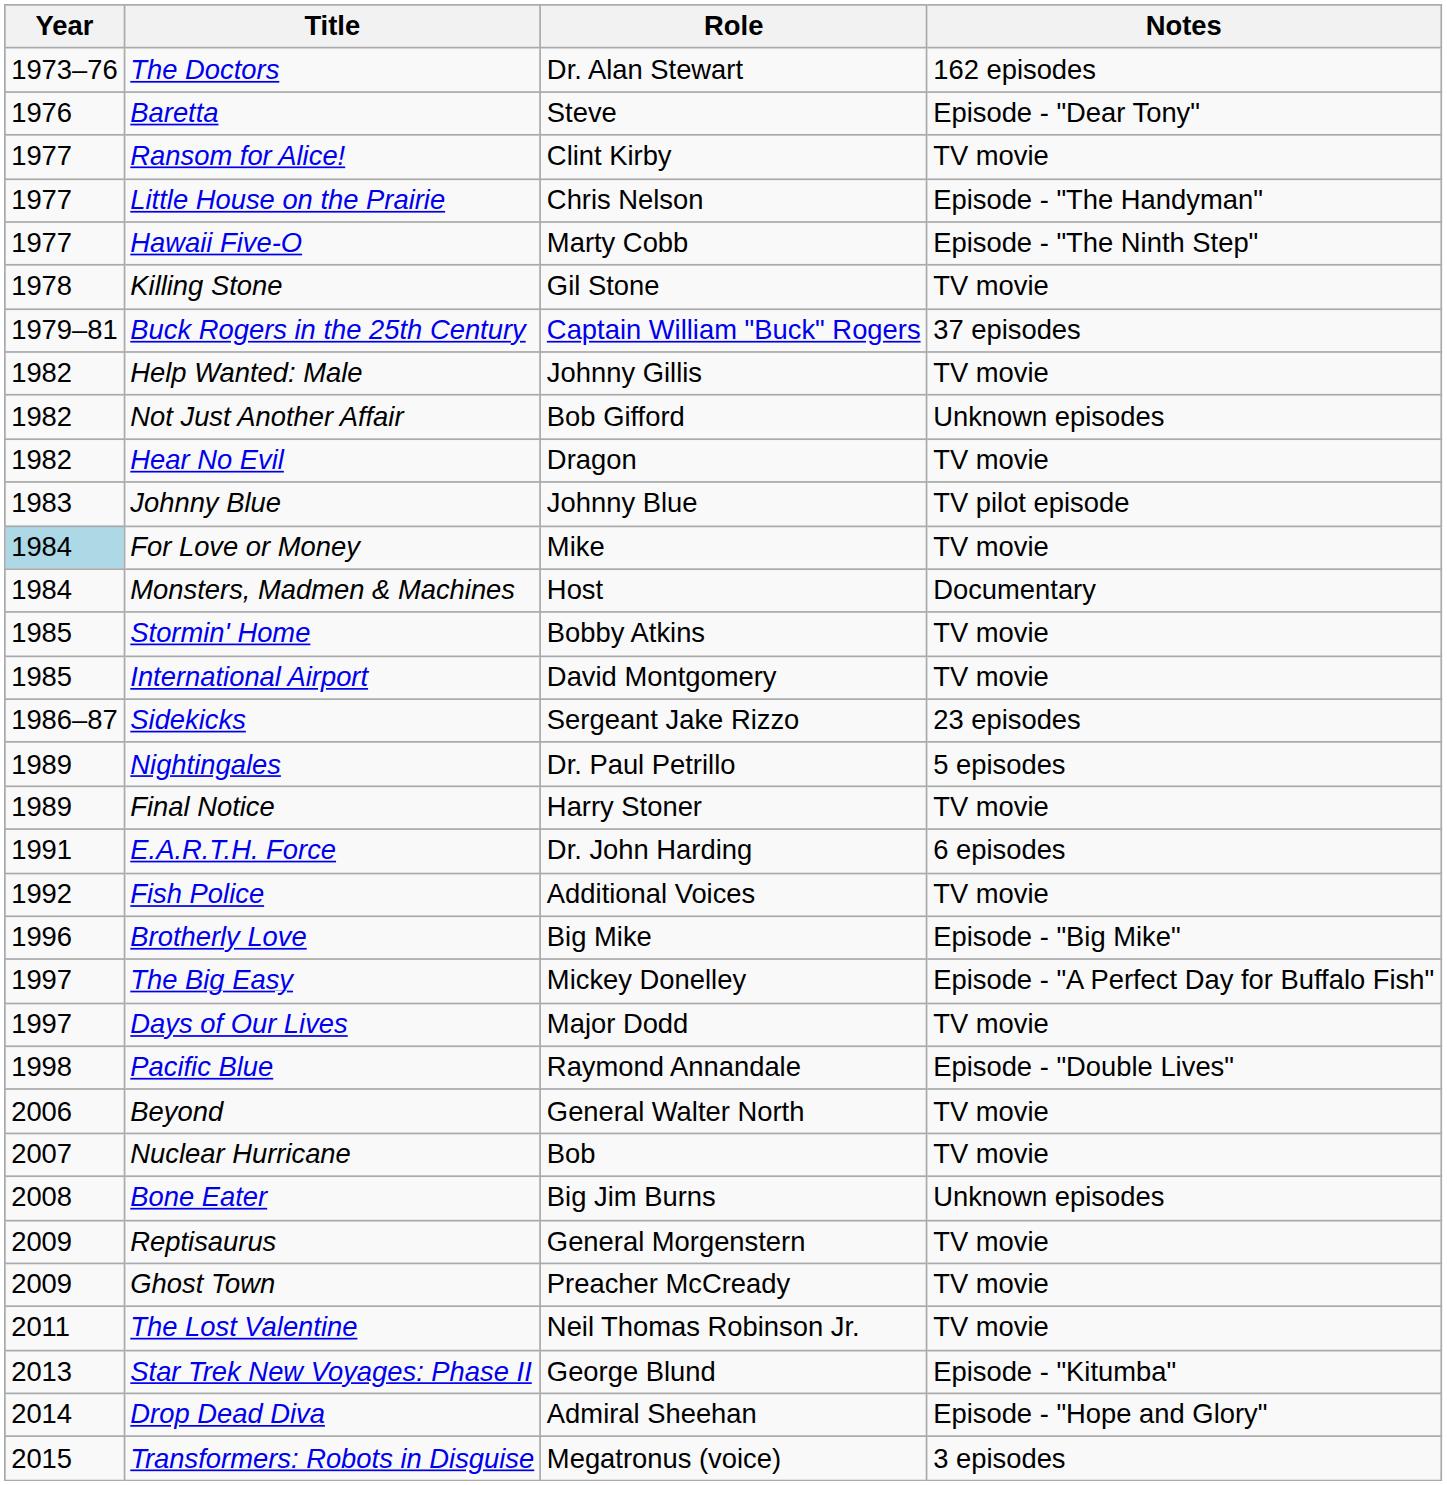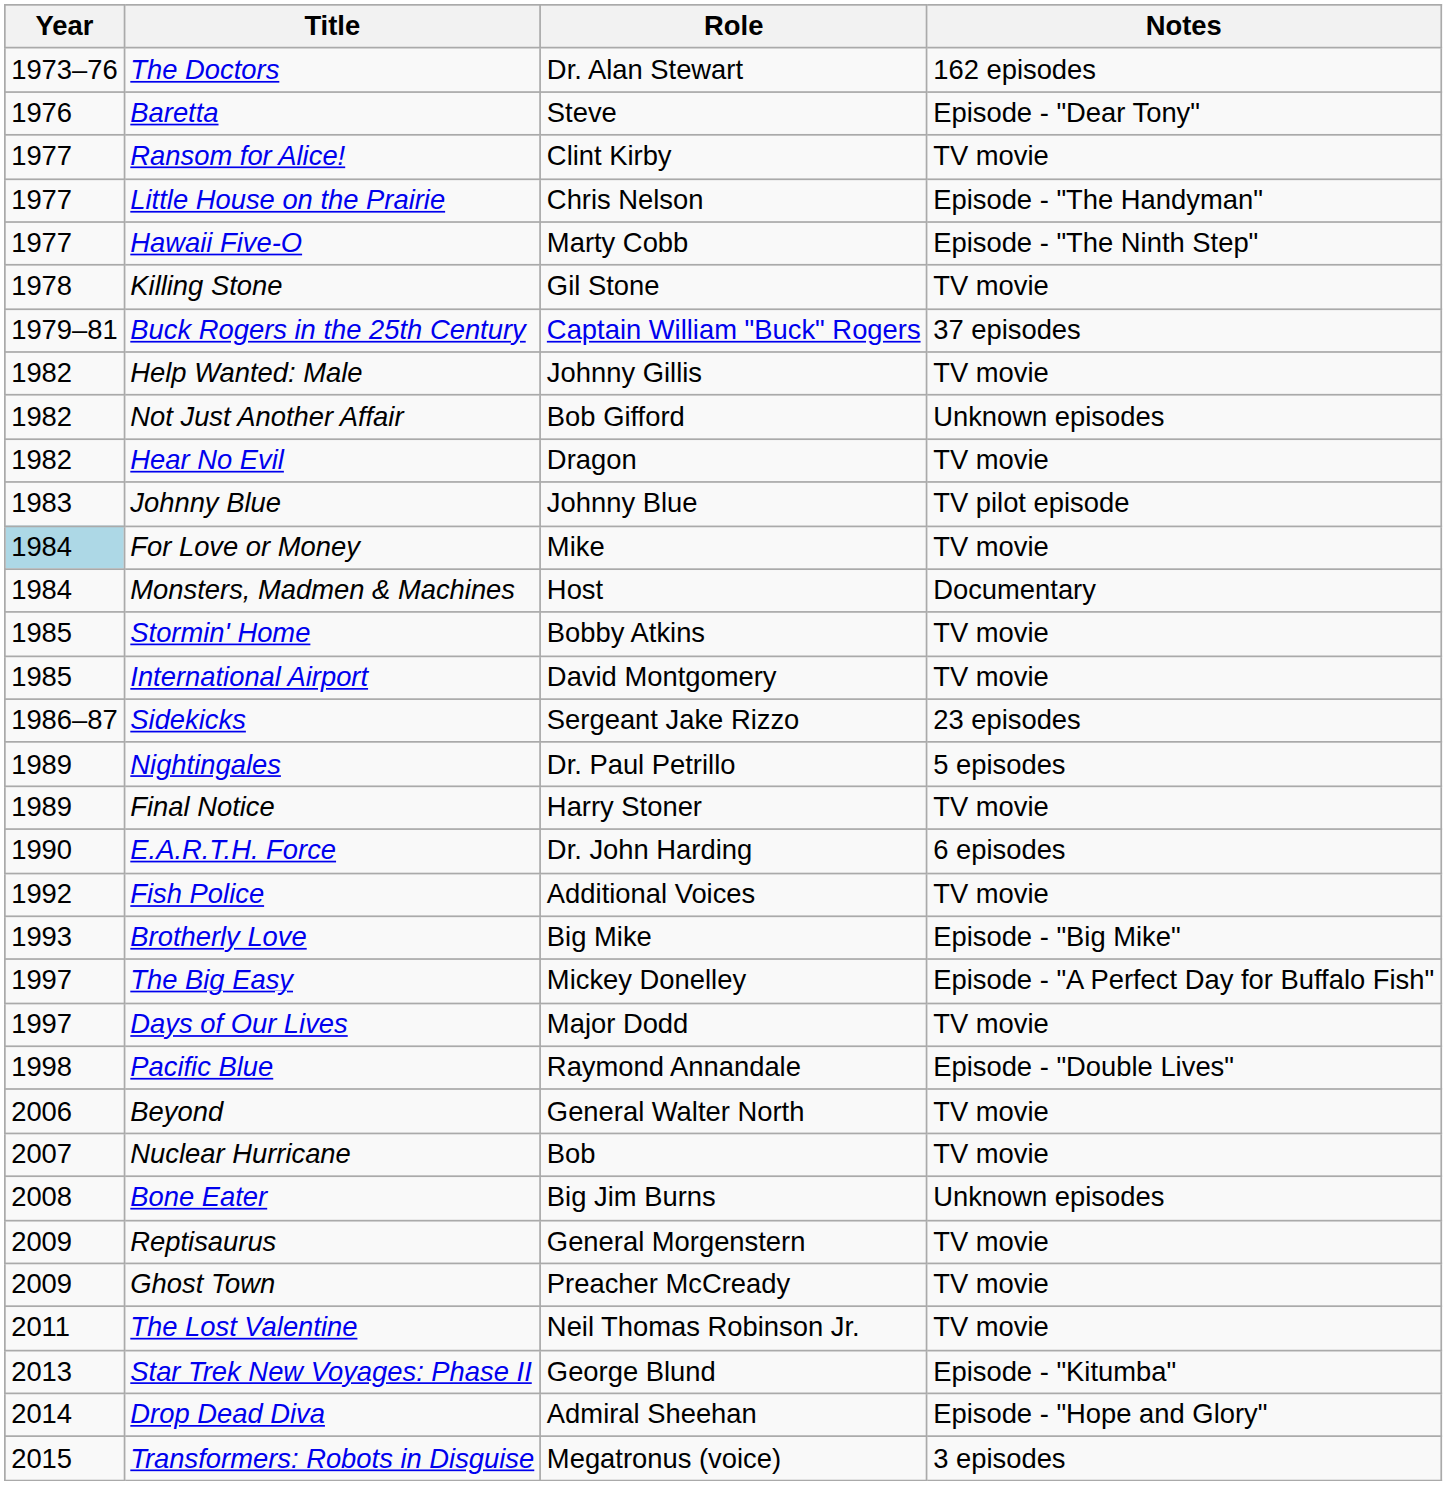(42, 850) 1991 -> (42, 850) 1990
(42, 937) 1996 -> (42, 937) 1993
